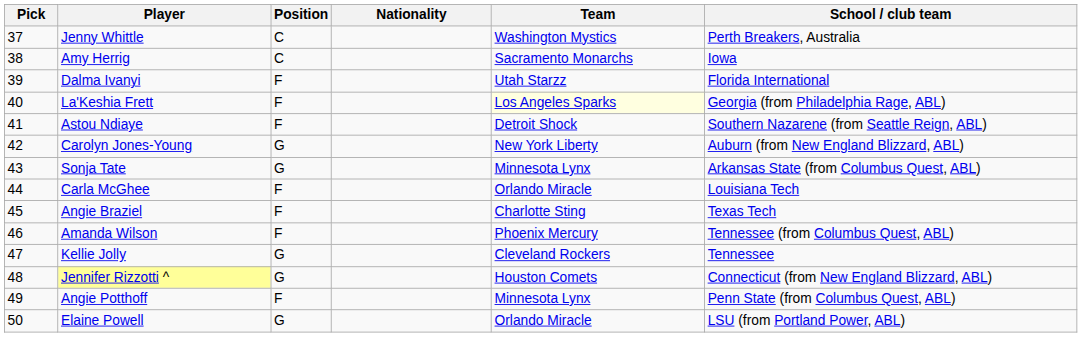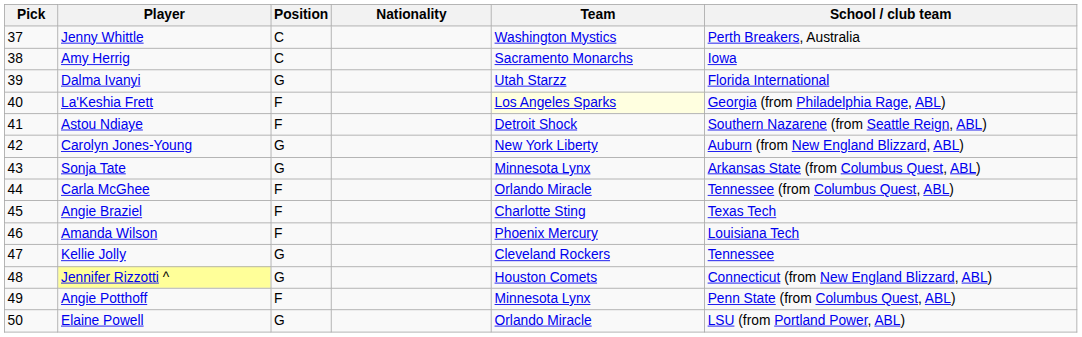(278, 80) F -> (279, 80) G
(753, 189) Louisiana Tech -> (831, 189) Tennessee (from Columbus Quest, ABL)
(831, 233) Tennessee (from Columbus Quest, ABL) -> (753, 233) Louisiana Tech
